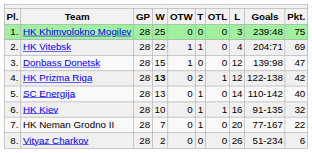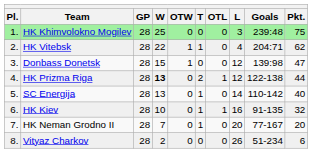(300, 47) 69 -> (300, 47) 62
(300, 78) 42 -> (300, 78) 44
(300, 125) 22 -> (300, 125) 20
